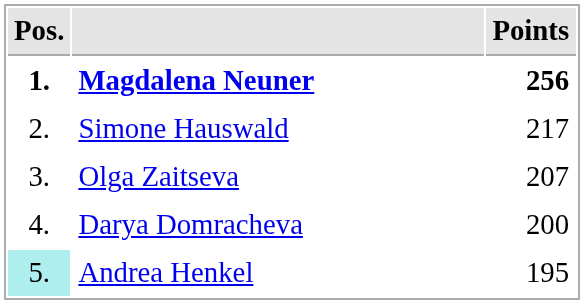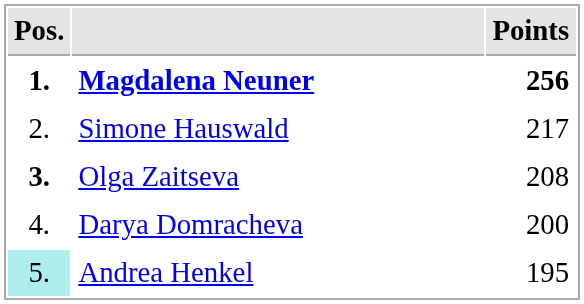(39, 176) normal -> (39, 176) bold
(548, 176) 207 -> (548, 176) 208
